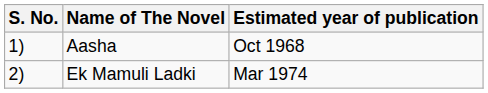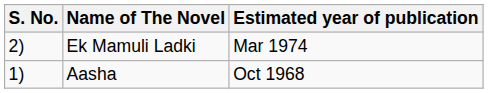rows swapped: (92, 46) <-> (131, 74)
